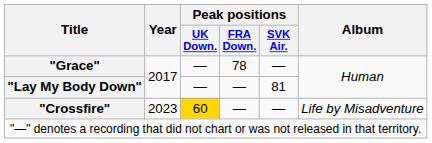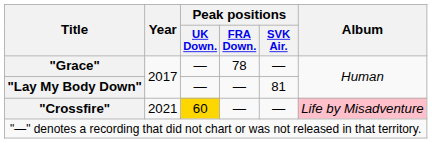(163, 108) 2023 -> (163, 108) 2021
(362, 108) no background -> (362, 108) pink background
